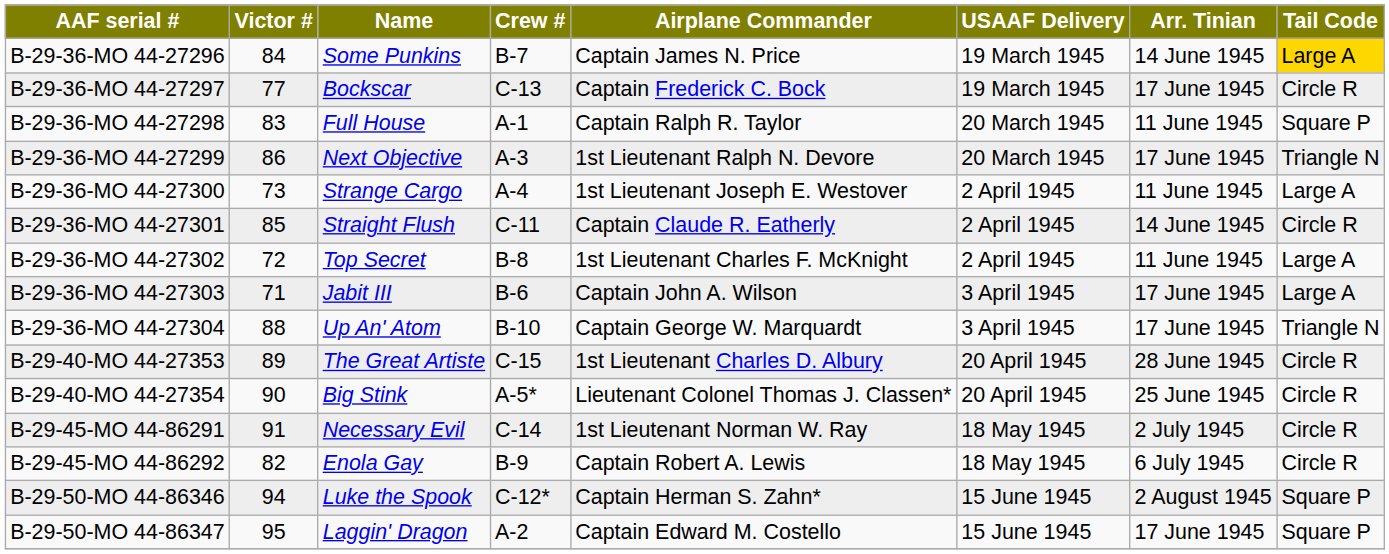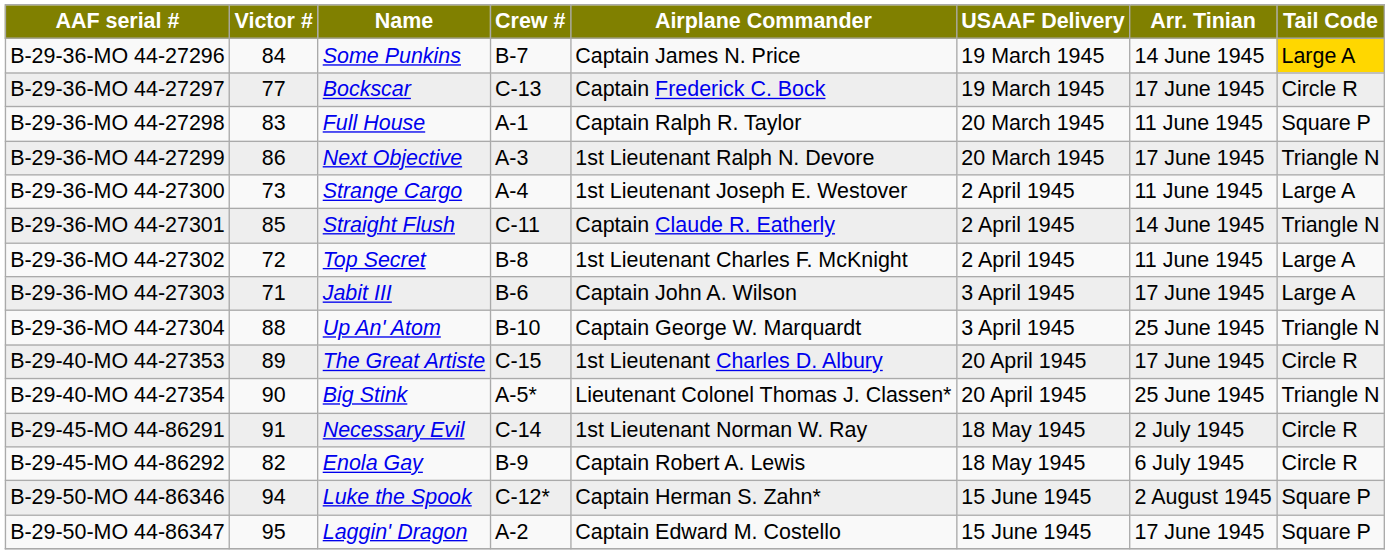(1320, 225) Circle R -> (1331, 225) Triangle N
(1199, 327) 17 June 1945 -> (1199, 327) 25 June 1945
(1199, 361) 28 June 1945 -> (1199, 361) 17 June 1945
(1320, 395) Circle R -> (1331, 395) Triangle N
